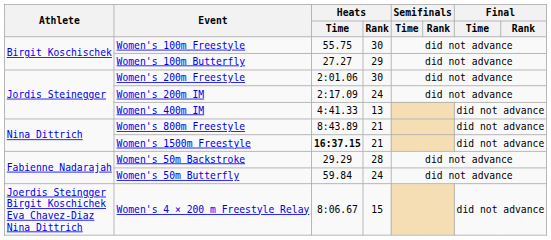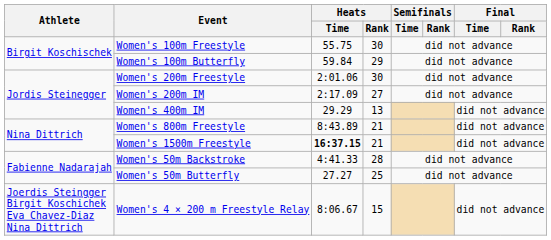(337, 61) 27.27 -> (337, 61) 59.84
(377, 94) 24 -> (377, 94) 27
(337, 110) 4:41.33 -> (337, 110) 29.29
(337, 159) 29.29 -> (337, 159) 4:41.33
(337, 175) 59.84 -> (337, 175) 27.27
(377, 175) 24 -> (377, 175) 25
